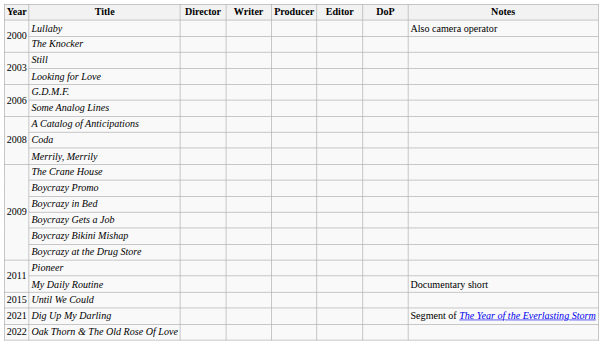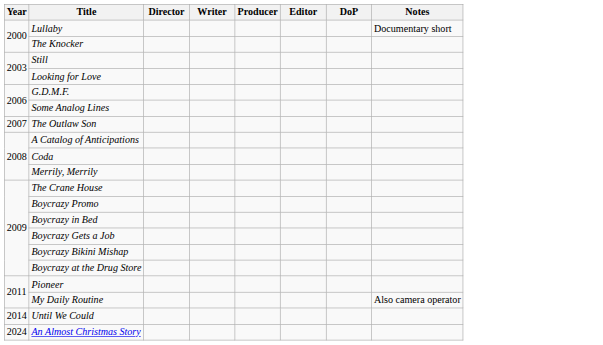(454, 28) Also camera operator -> (413, 28) Documentary short
+ row: (64, 124)
(449, 284) Documentary short -> (417, 300) Also camera operator
(17, 300) 2015 -> (17, 316) 2014
- row: (71, 316)
- row: (105, 332)
+ row: (86, 332)
